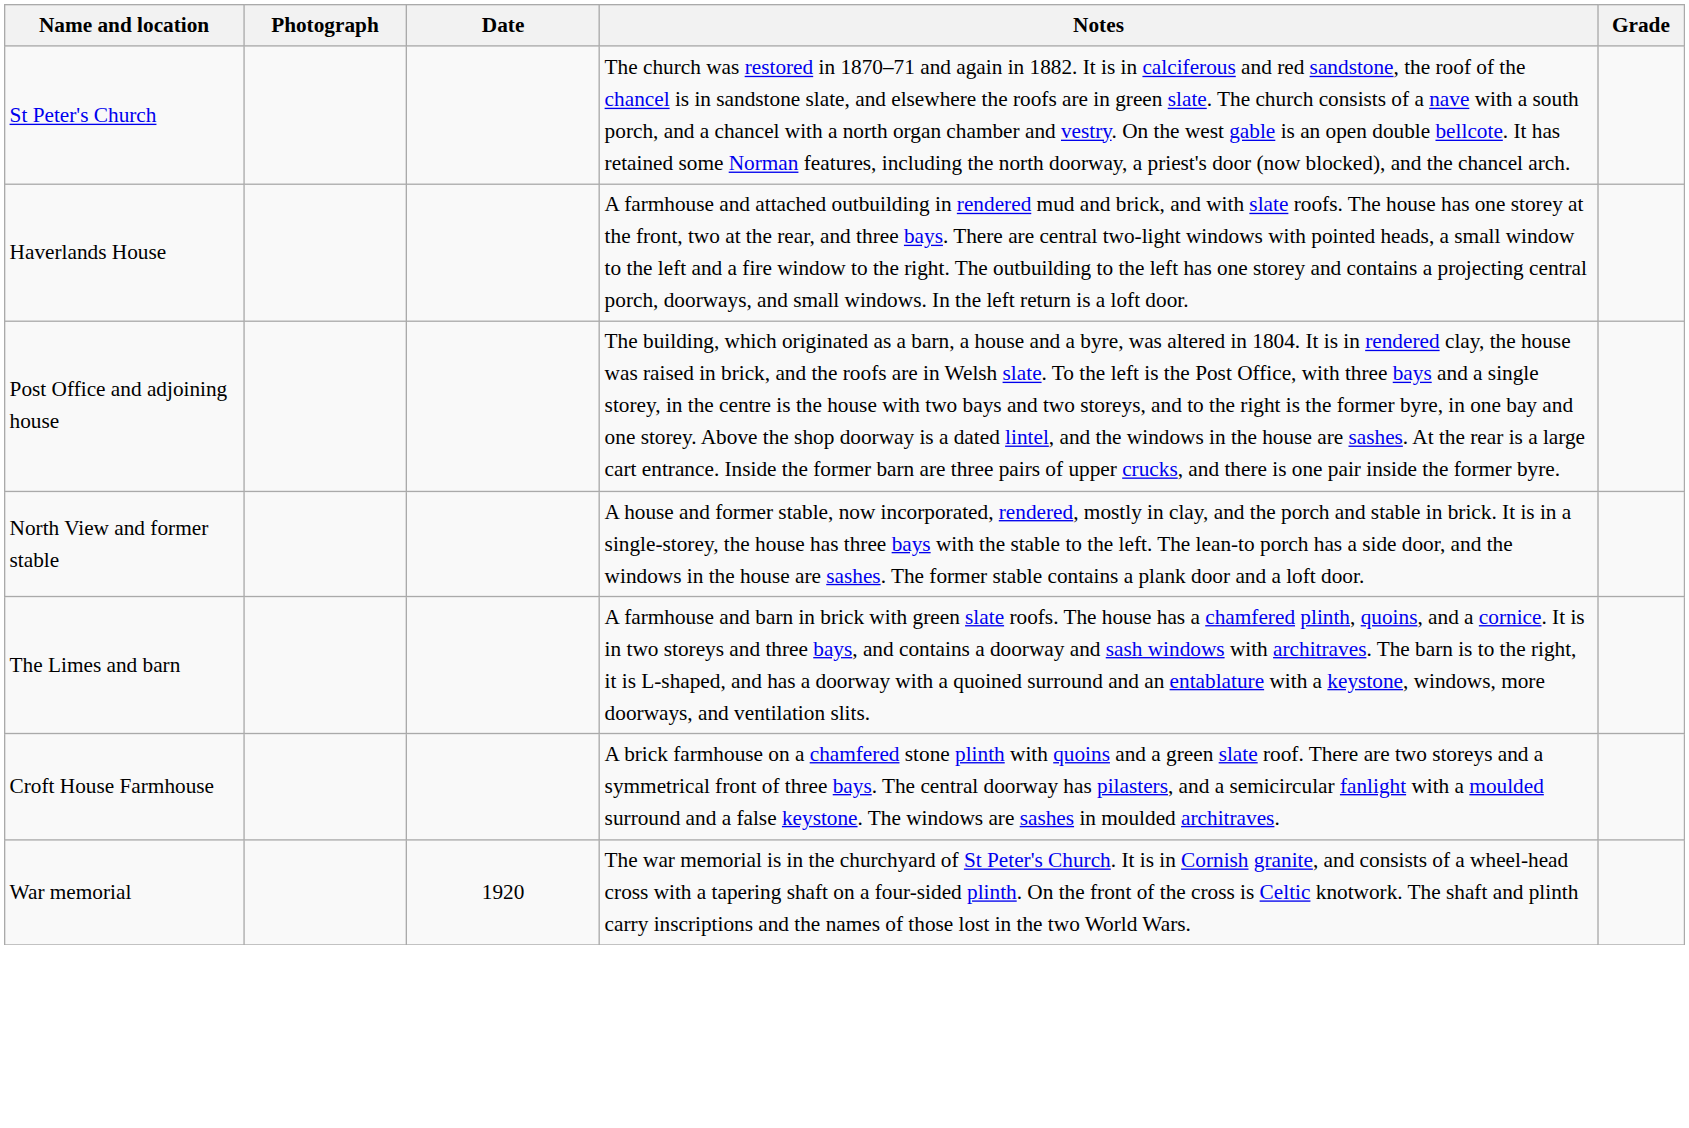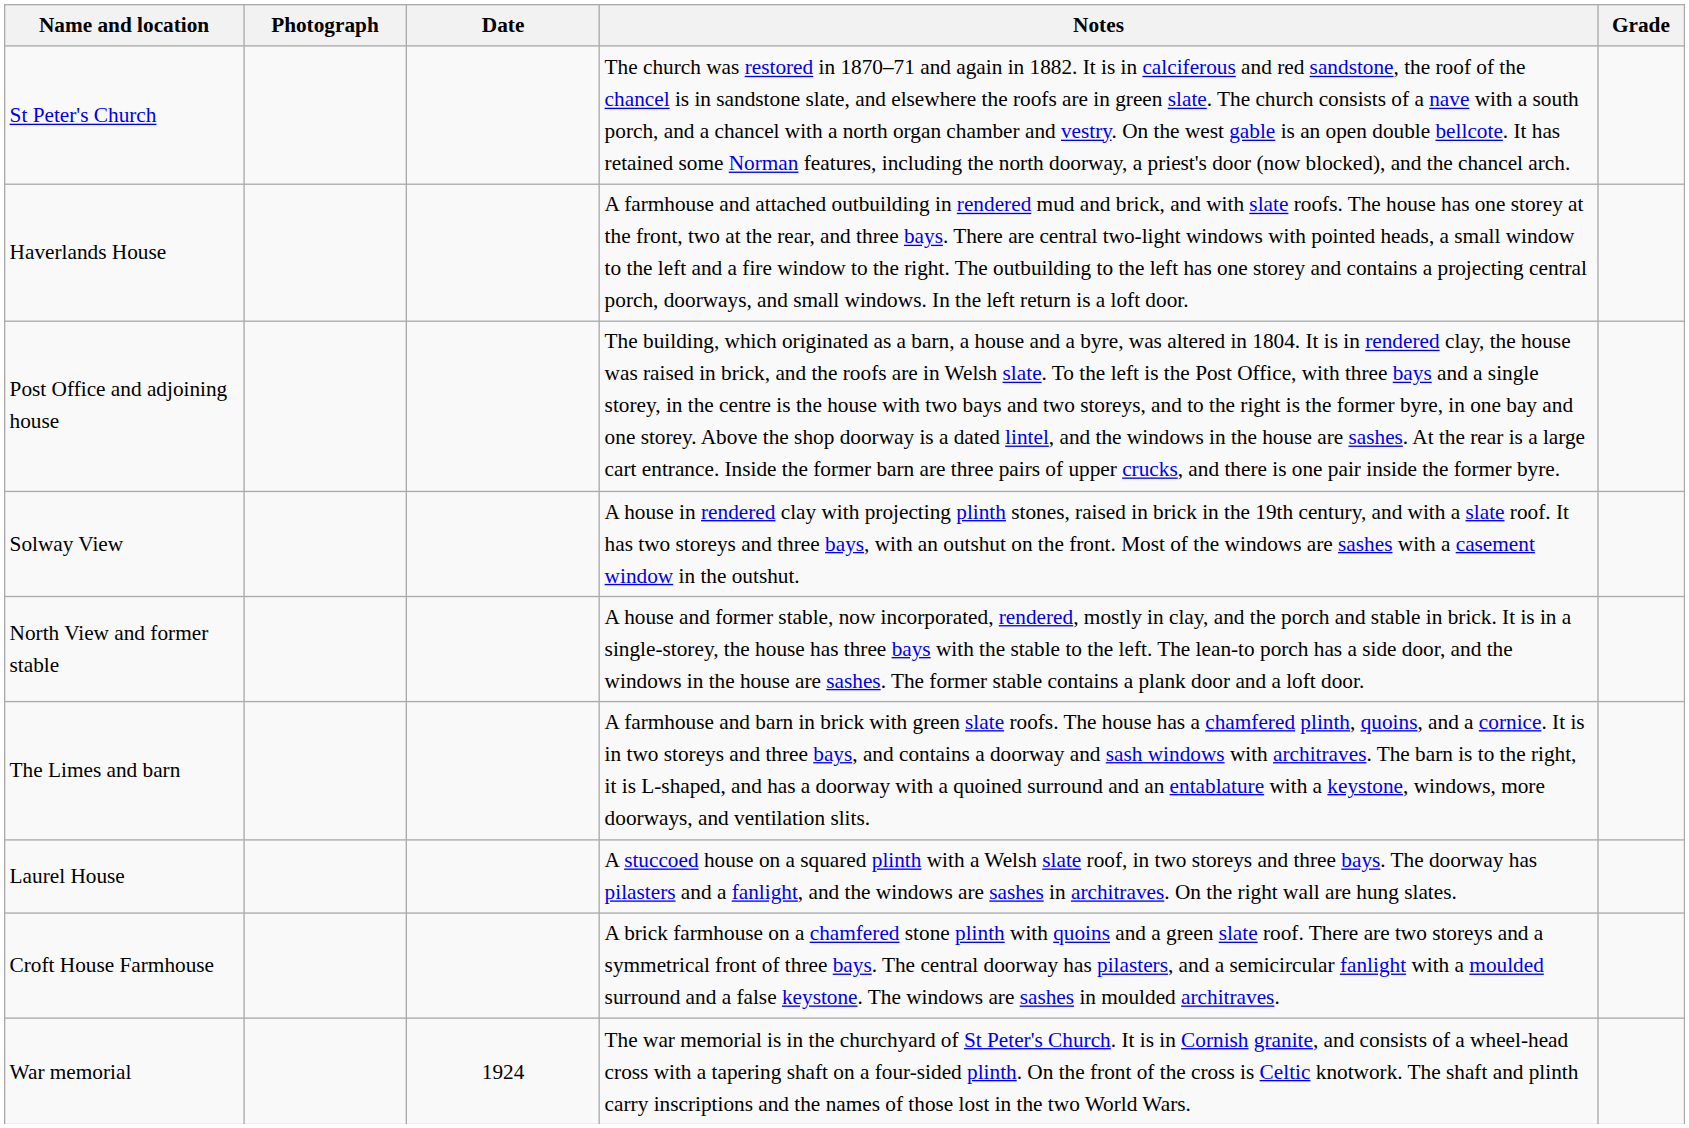+ row: (66, 543)
+ row: (67, 876)
(503, 892) 1920 -> (503, 1071) 1924
